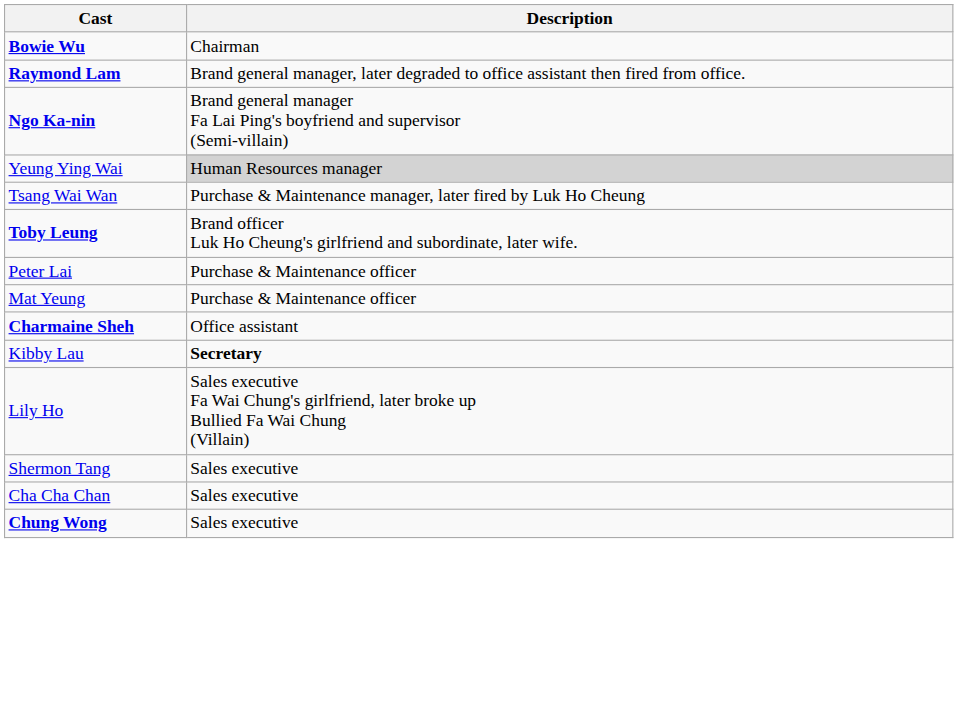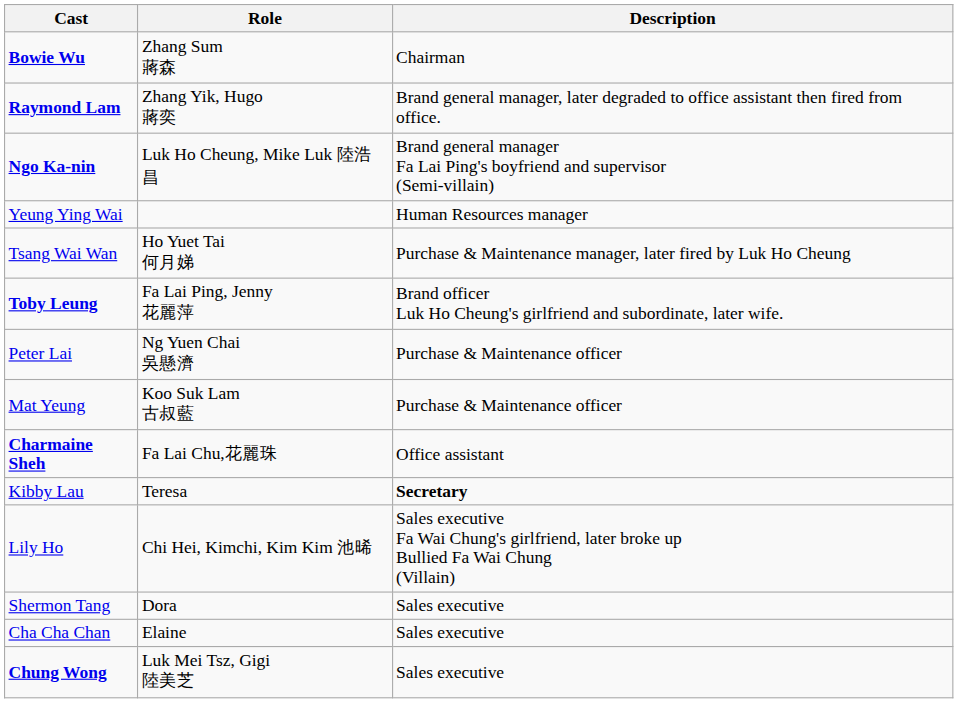+ column: (265, 18)
(286, 168) lightgrey background -> (492, 213) no background
